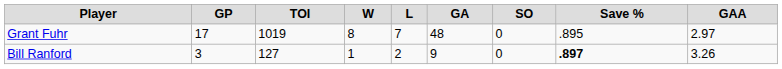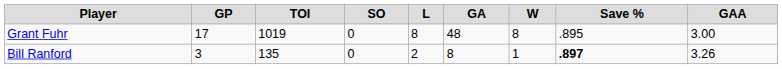columns swapped: (368, 14) <-> (524, 14)
(398, 34) 7 -> (415, 34) 8
(703, 34) 2.97 -> (703, 34) 3.00
(269, 53) 127 -> (269, 53) 135
(434, 53) 9 -> (450, 53) 8
